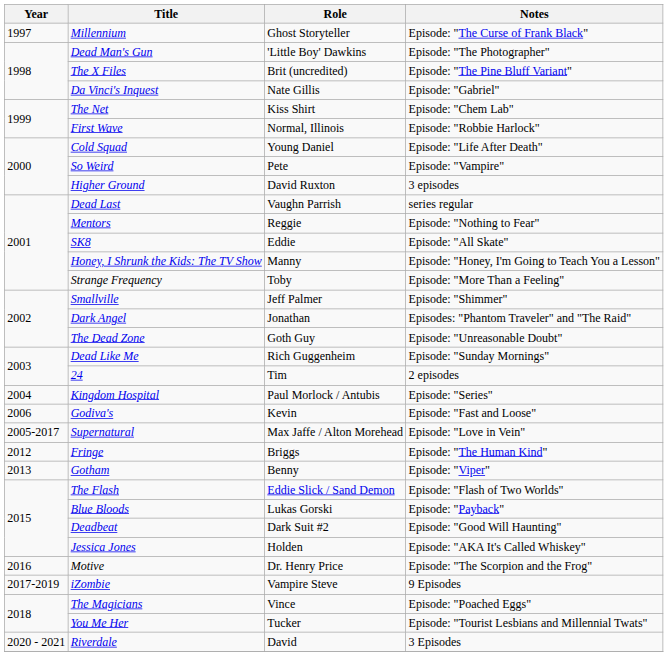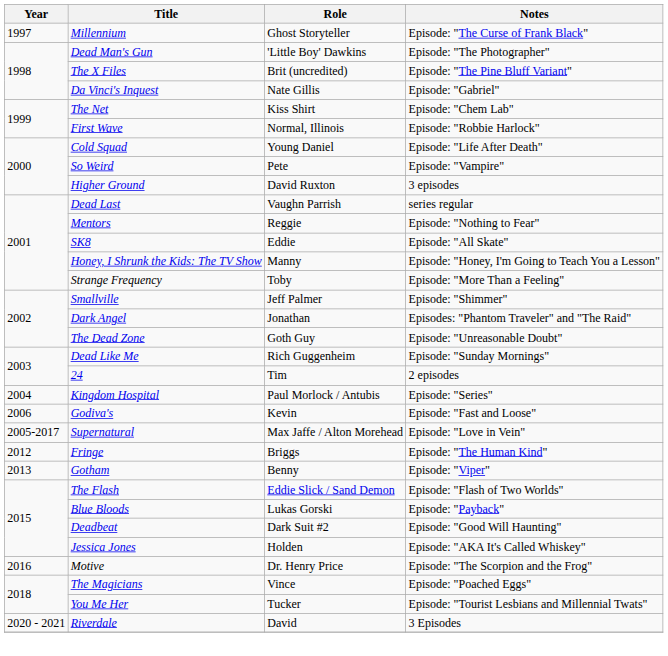- row: (90, 584)
